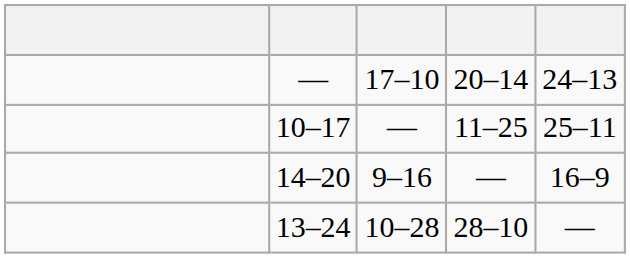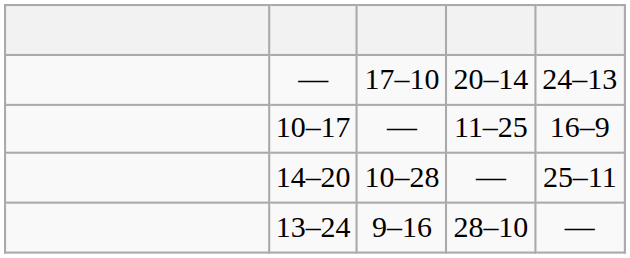(580, 128) 25–11 -> (580, 128) 16–9
(402, 177) 9–16 -> (402, 177) 10–28
(580, 177) 16–9 -> (580, 177) 25–11
(402, 227) 10–28 -> (402, 227) 9–16
